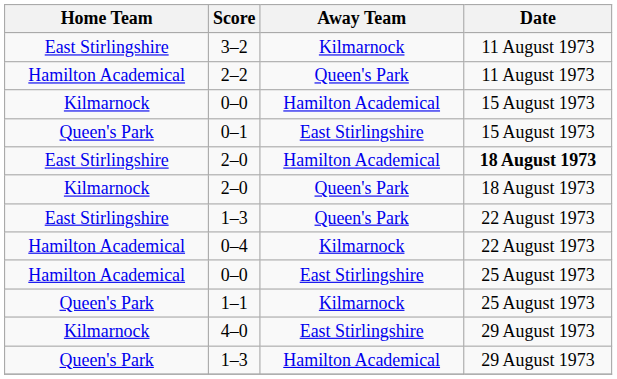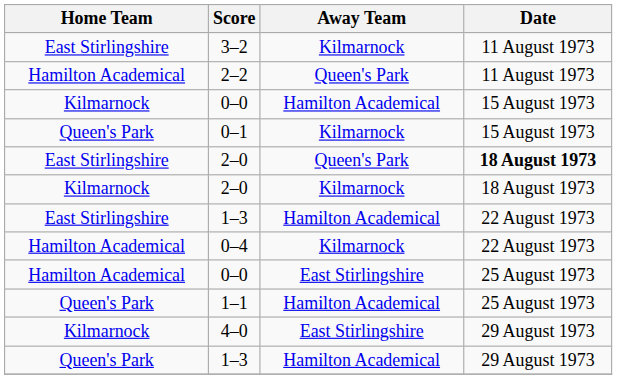(362, 132) East Stirlingshire -> (362, 132) Kilmarnock
(362, 160) Hamilton Academical -> (362, 160) Queen's Park
(362, 189) Queen's Park -> (362, 189) Kilmarnock
(362, 217) Queen's Park -> (362, 217) Hamilton Academical
(362, 302) Kilmarnock -> (362, 302) Hamilton Academical
